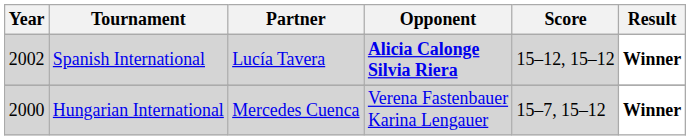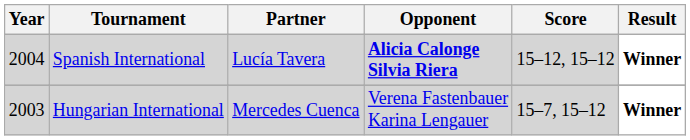(27, 59) 2002 -> (27, 59) 2004
(27, 110) 2000 -> (27, 110) 2003
